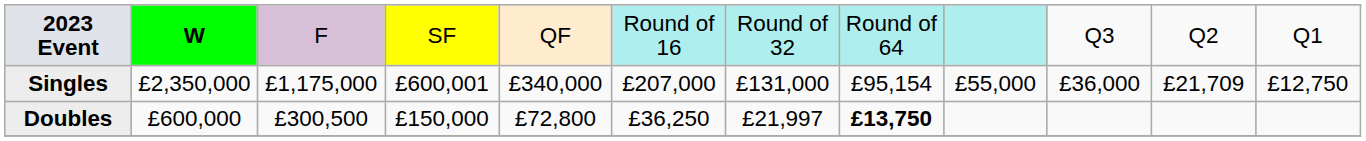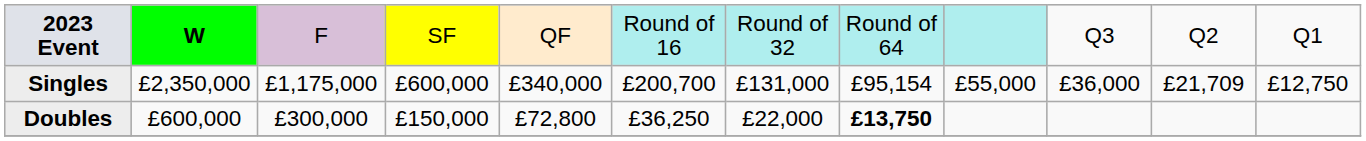(442, 83) £600,001 -> (442, 83) £600,000
(669, 83) £207,000 -> (669, 83) £200,700
(321, 119) £300,500 -> (321, 119) £300,000
(783, 119) £21,997 -> (783, 119) £22,000
